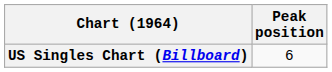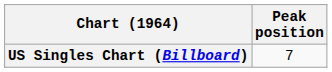(289, 56) 6 -> (289, 56) 7
